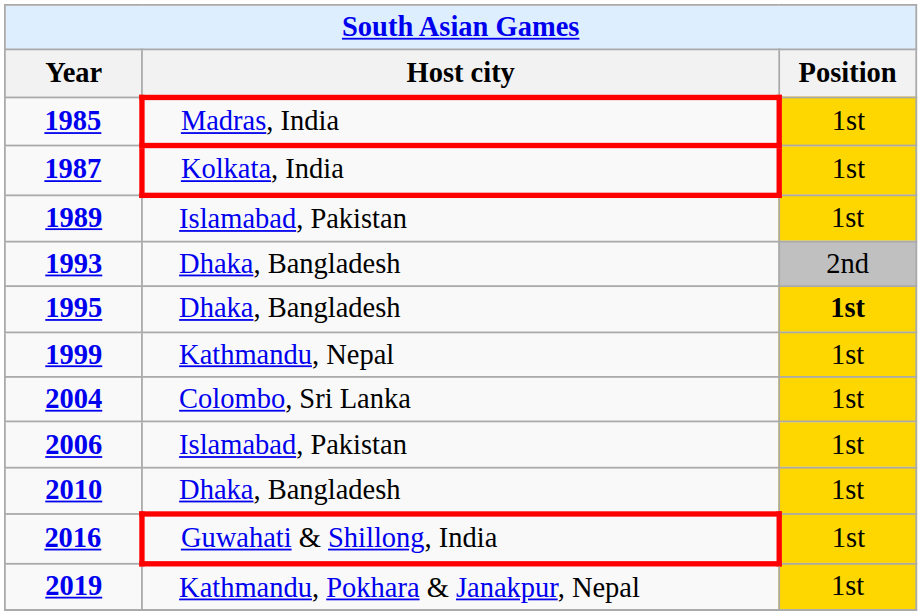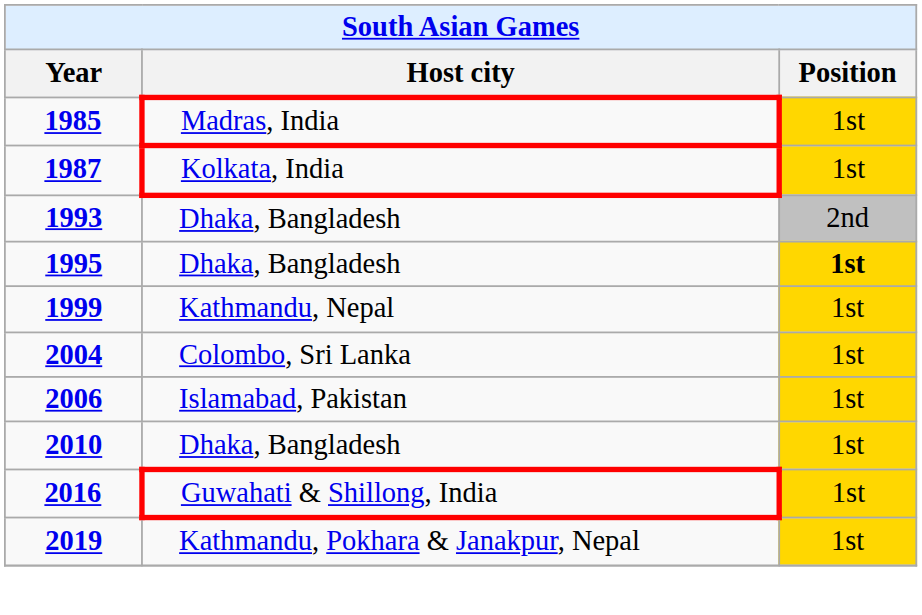- row: (74, 217)
